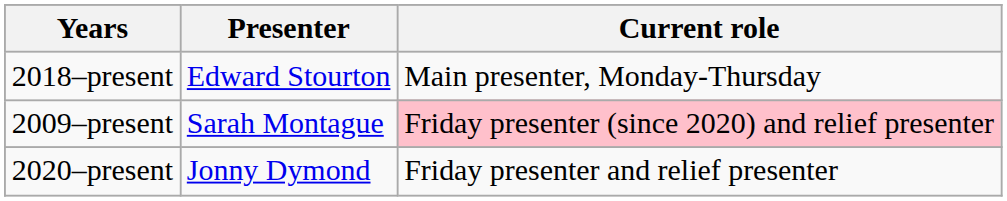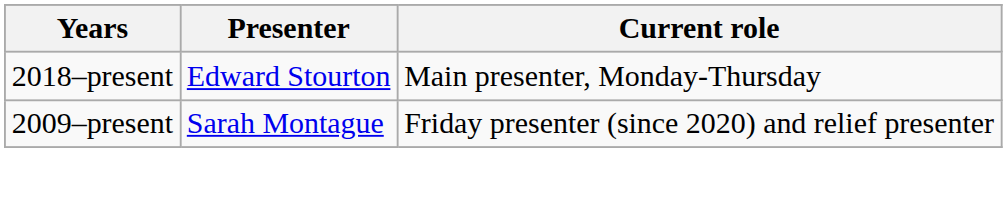(699, 123) pink background -> (699, 123) no background
- row: (92, 170)
